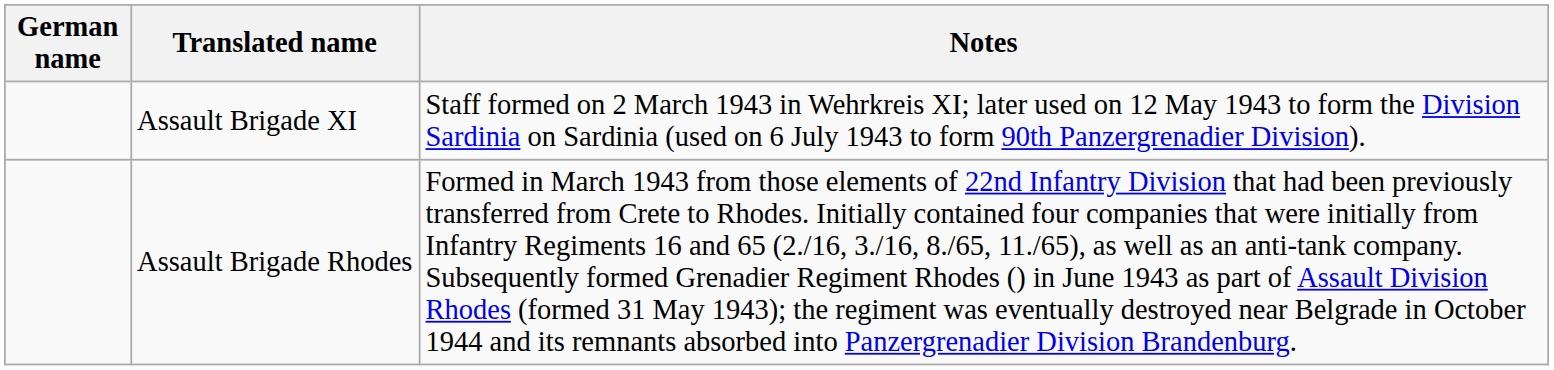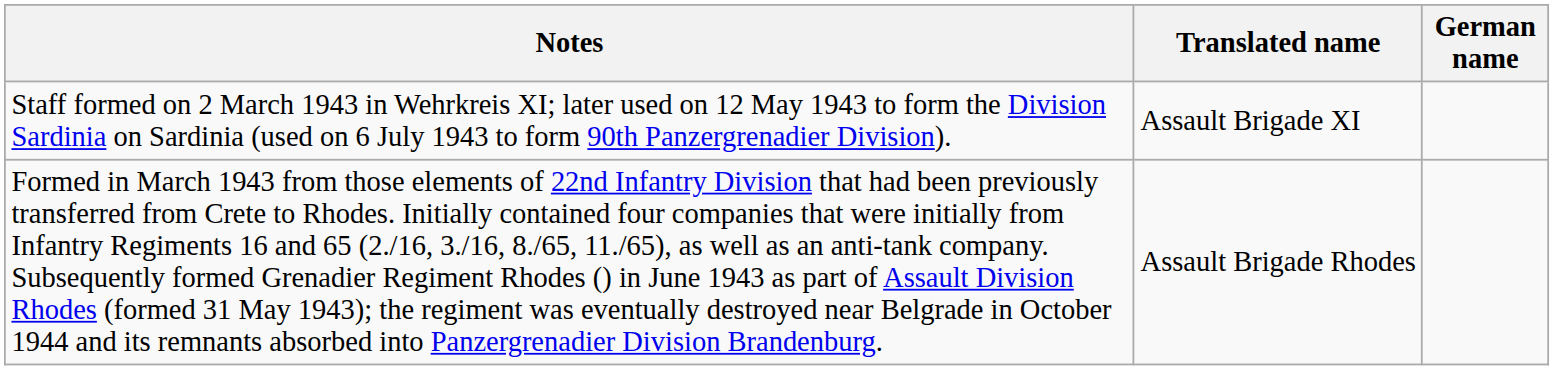columns swapped: (68, 43) <-> (984, 43)
